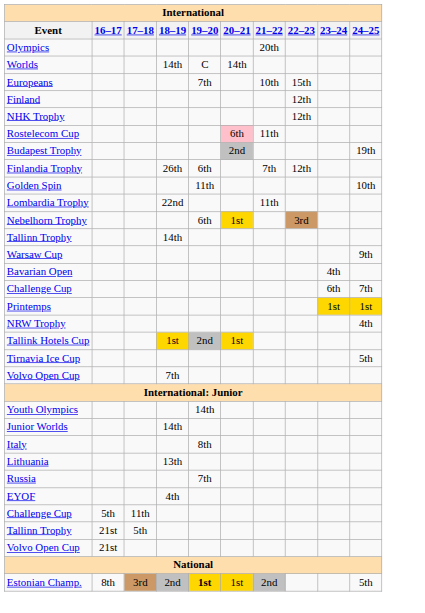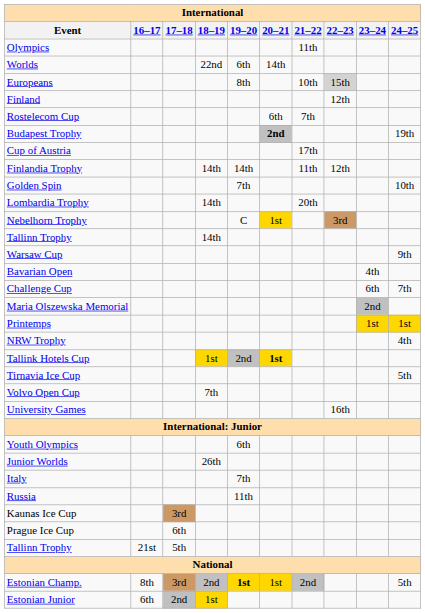(269, 47) 20th -> (308, 47) 11th
(173, 64) 14th -> (211, 64) 22nd
(205, 64) C -> (244, 64) 6th
(205, 82) 7th -> (244, 82) 8th
(301, 82) no background -> (340, 82) lightgrey background
- row: (36, 116)
(237, 133) pink background -> (276, 116) no background
(269, 133) 11th -> (308, 116) 7th
(237, 151) normal -> (276, 133) bold
+ row: (39, 151)
(173, 168) 26th -> (211, 168) 14th
(205, 168) 6th -> (244, 168) 14th
(269, 168) 7th -> (308, 168) 11th
(205, 185) 11th -> (244, 185) 7th
(173, 202) 22nd -> (211, 202) 14th
(269, 202) 11th -> (308, 202) 20th
(205, 220) 6th -> (244, 220) C
+ row: (68, 306)
(237, 340) normal -> (276, 358) bold
+ row: (46, 409)
(205, 409) 14th -> (244, 444) 6th
(173, 427) 14th -> (211, 461) 26th
(205, 444) 8th -> (244, 479) 7th
- row: (28, 461)
(205, 479) 7th -> (244, 496) 11th
- row: (21, 496)
- row: (39, 513)
+ row: (42, 513)
+ row: (40, 530)
- row: (43, 548)
+ row: (41, 599)
